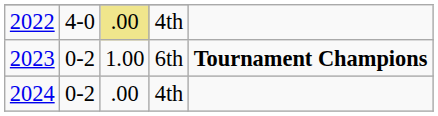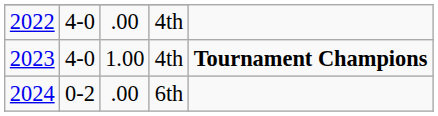(125, 22) khaki background -> (125, 22) no background
(80, 57) 0-2 -> (80, 57) 4-0
(169, 57) 6th -> (169, 57) 4th
(169, 93) 4th -> (169, 93) 6th
